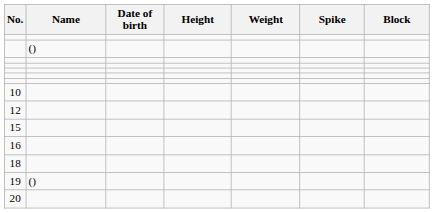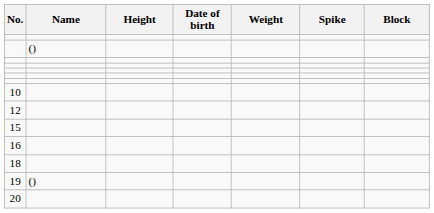columns swapped: (135, 19) <-> (198, 19)
